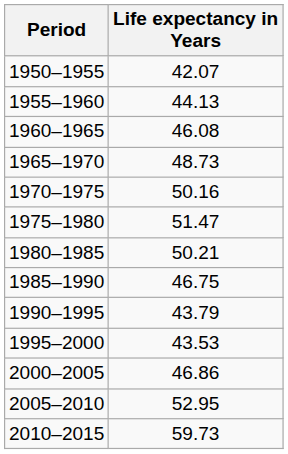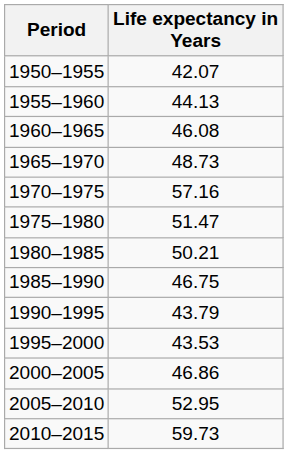(196, 191) 50.16 -> (196, 191) 57.16
